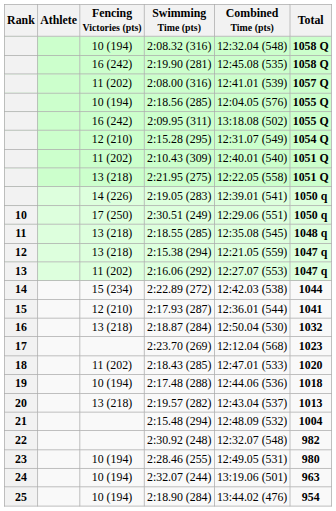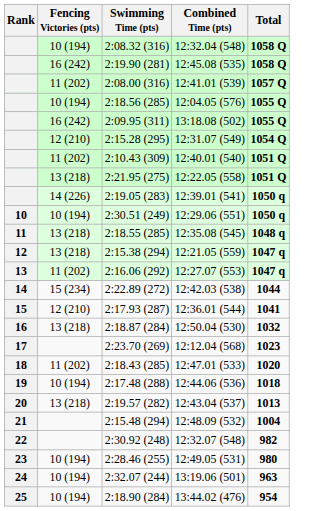- column: (59, 20)
(112, 214) 17 (250) -> (70, 214) 10 (194)
